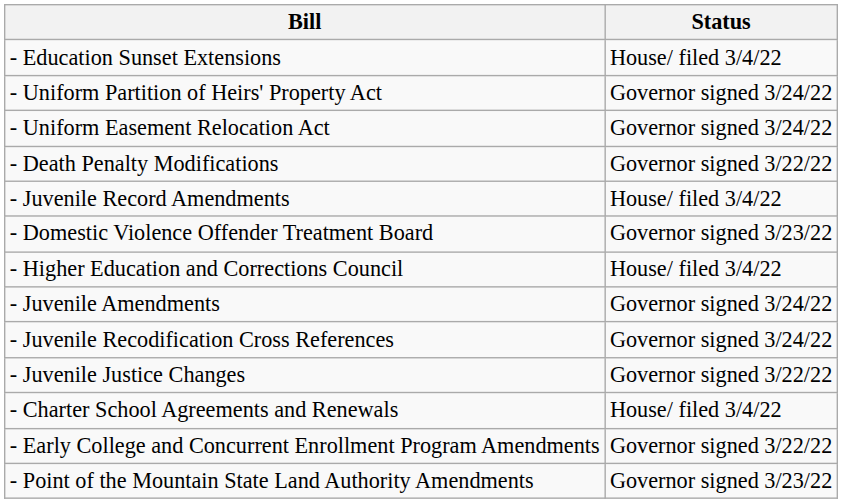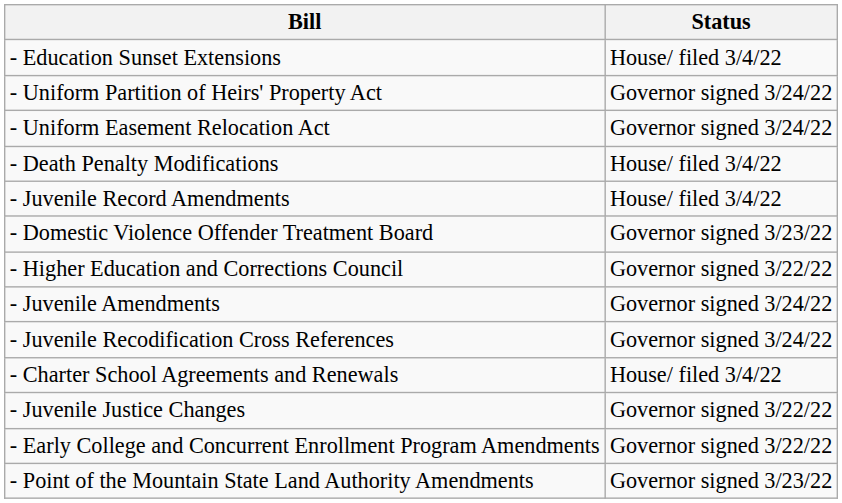(721, 163) Governor signed 3/22/22 -> (696, 163) House/ filed 3/4/22
(696, 269) House/ filed 3/4/22 -> (721, 269) Governor signed 3/22/22
rows swapped: (204, 410) <-> (127, 374)
